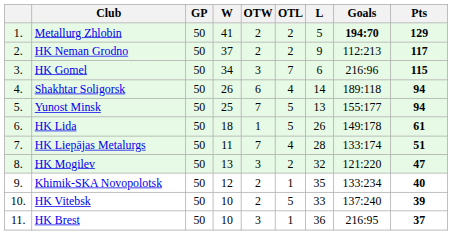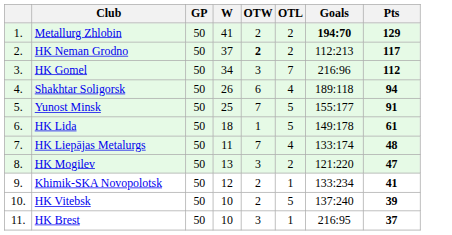- column: (320, 13)
(258, 51) normal -> (258, 51) bold
(419, 70) 115 -> (392, 70) 112
(419, 107) 94 -> (392, 107) 91
(419, 145) 51 -> (392, 145) 48
(419, 182) 40 -> (392, 182) 41
